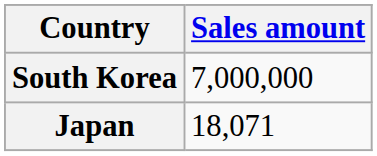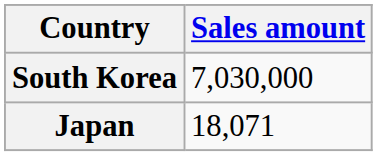(252, 77) 7,000,000 -> (252, 77) 7,030,000
